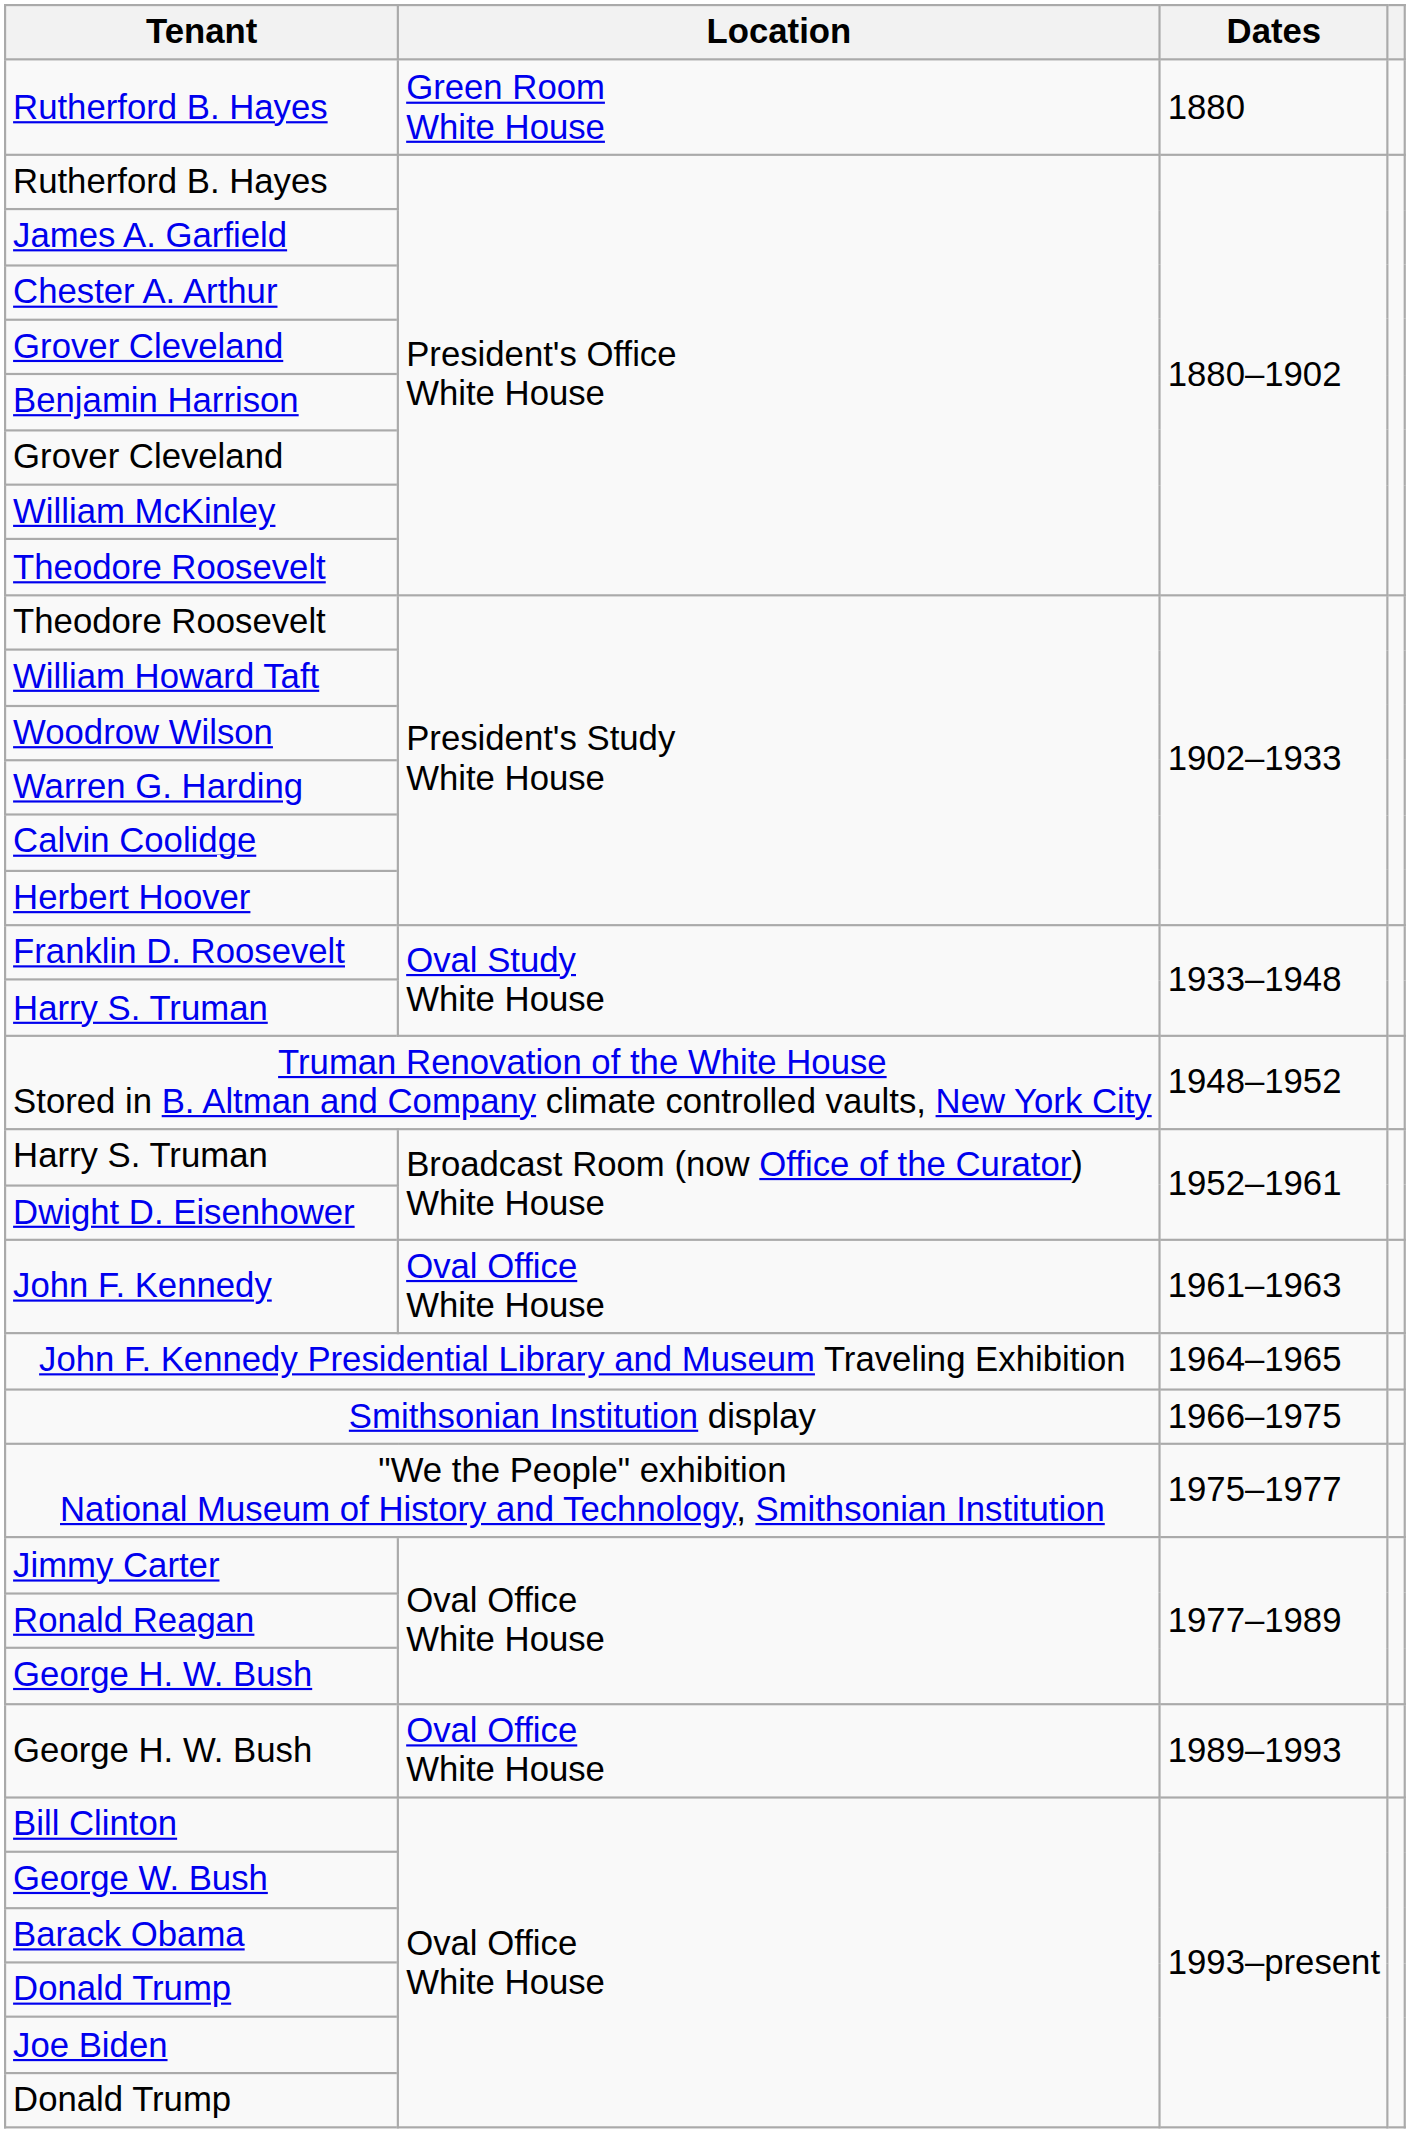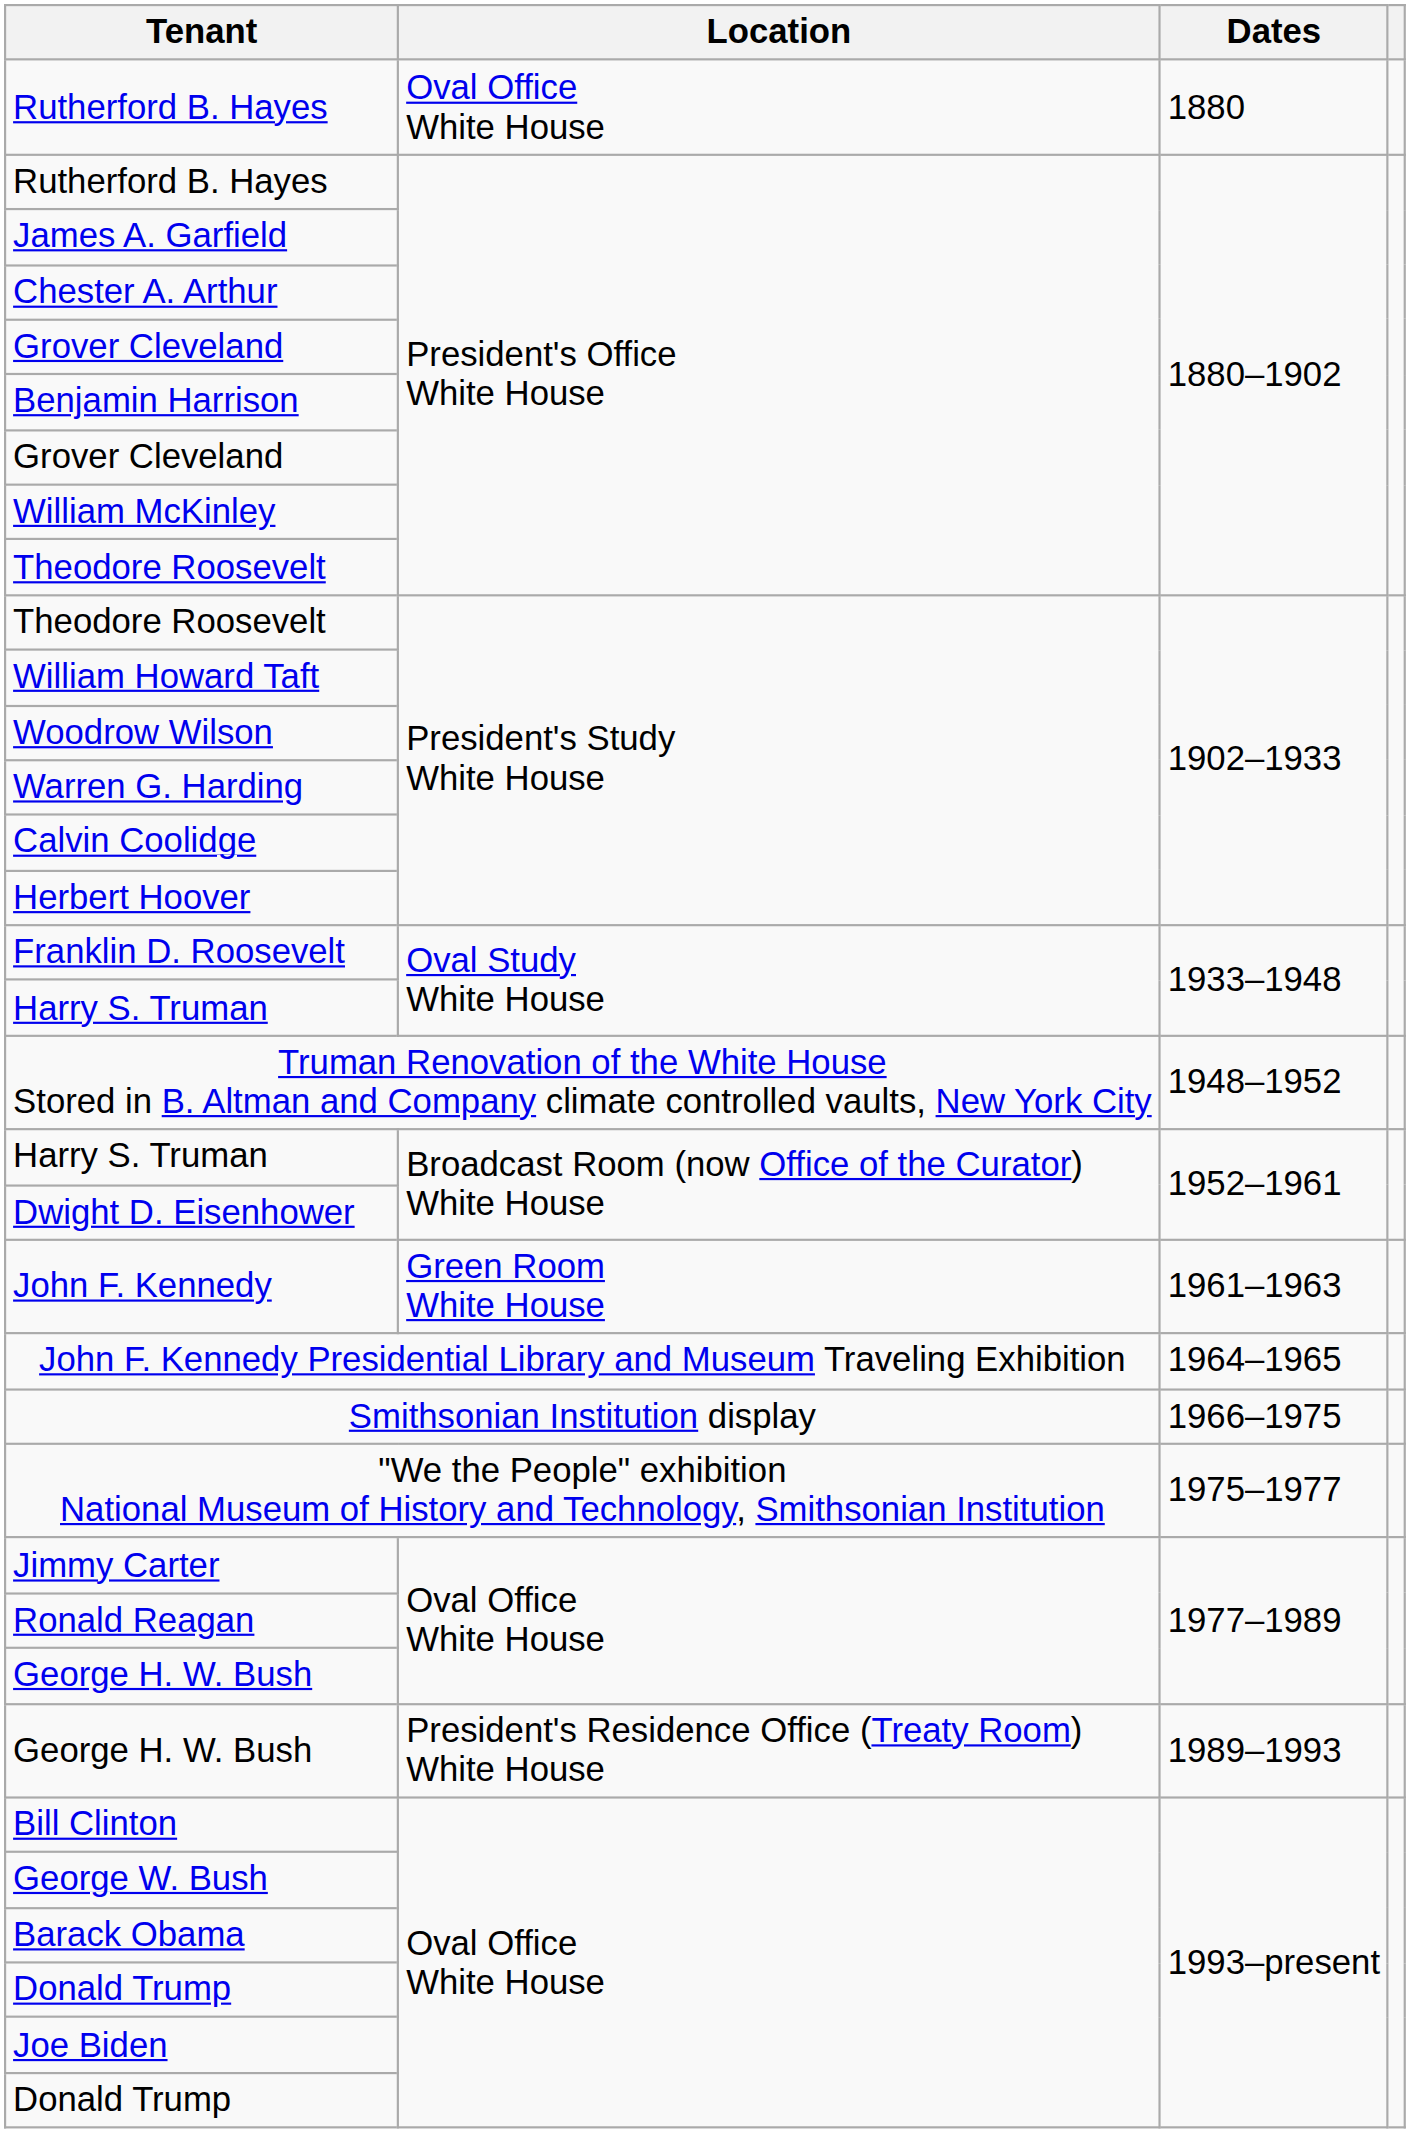(506, 106) Green Room White House -> (506, 106) Oval Office White House
(506, 1286) Oval Office White House -> (506, 1286) Green Room White House
(506, 1749) Oval Office White House -> (744, 1749) President's Residence Office (Treaty Room) White House
